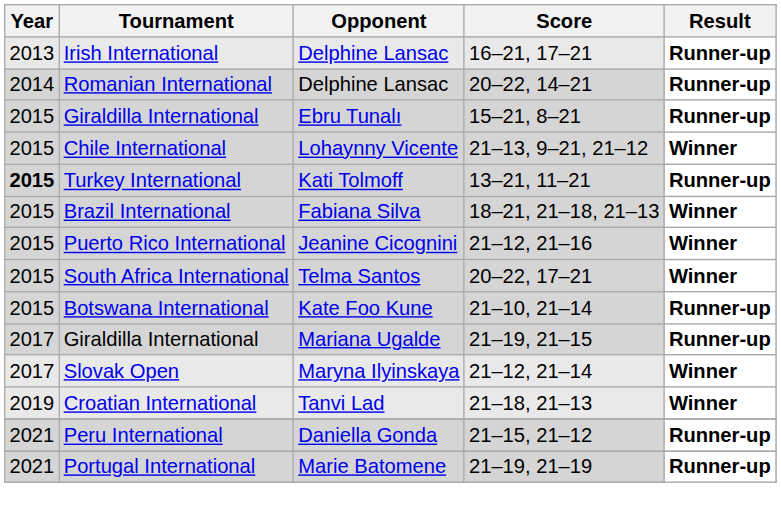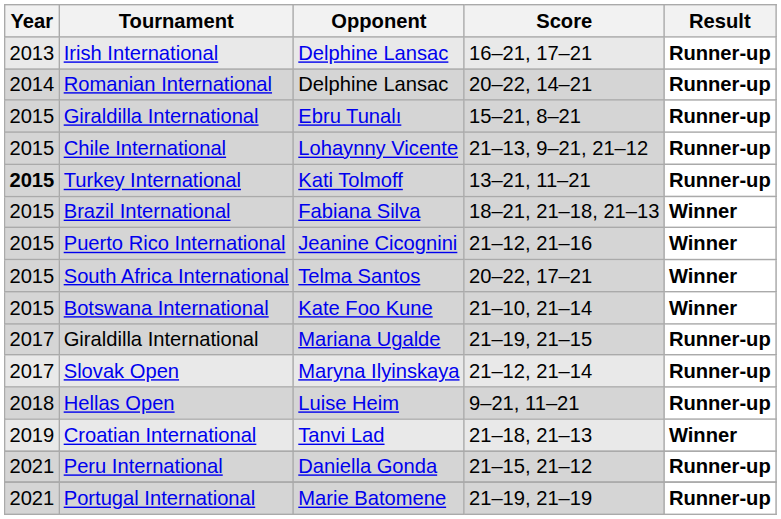(703, 148) Winner -> (720, 148) Runner-up
(720, 308) Runner-up -> (703, 308) Winner
(703, 371) Winner -> (720, 371) Runner-up
+ row: (119, 403)
